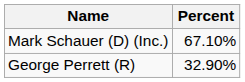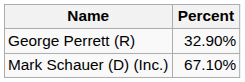rows swapped: (88, 41) <-> (72, 65)
